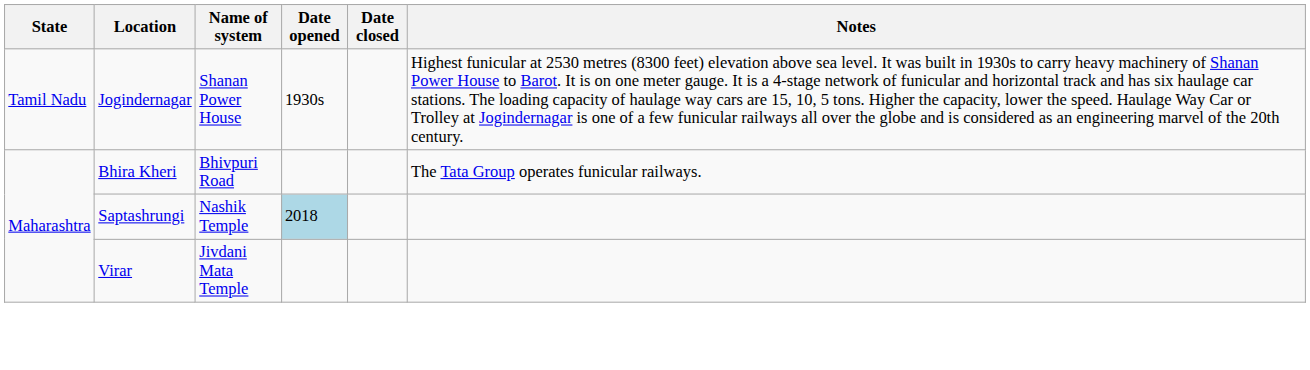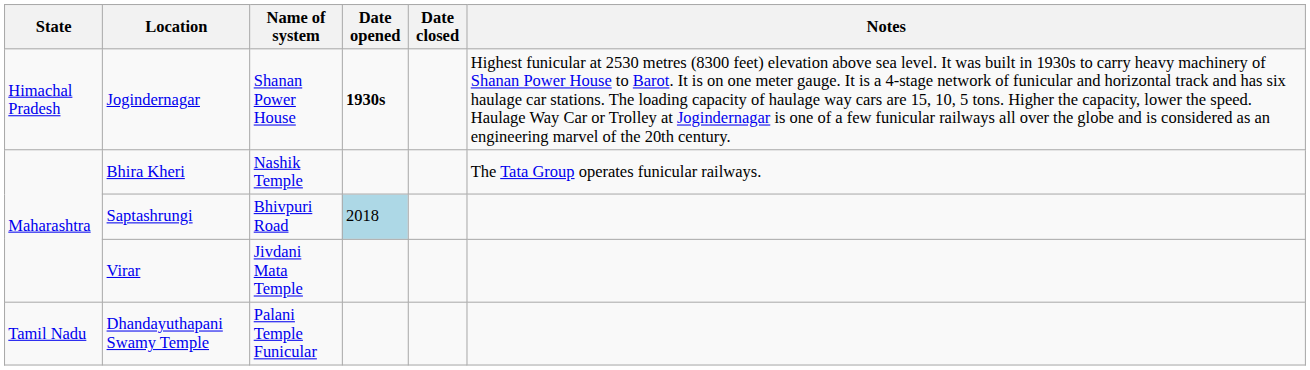(47, 99) Tamil Nadu -> (40, 99) Himachal Pradesh
(305, 99) normal -> (366, 99) bold
(229, 171) Bhivpuri Road -> (278, 171) Nashik Temple
(224, 216) Nashik Temple -> (283, 216) Bhivpuri Road
+ row: (165, 333)
